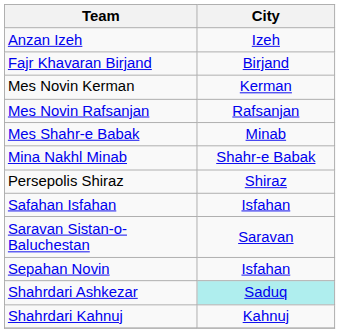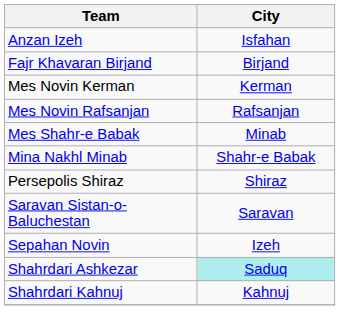(266, 39) Izeh -> (266, 39) Isfahan
- row: (62, 205)
(266, 269) Isfahan -> (266, 245) Izeh
